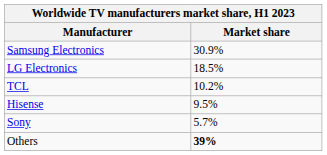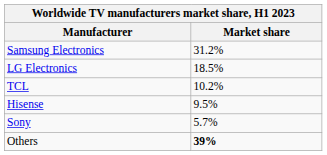(208, 50) 30.9% -> (208, 50) 31.2%
